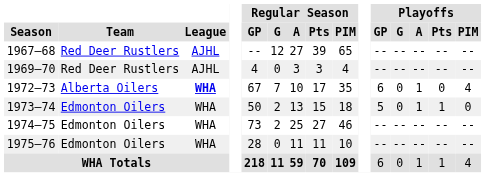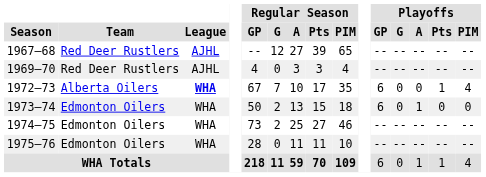(419, 88) 1 -> (419, 88) 0
(442, 88) 0 -> (442, 88) 1
(381, 107) 5 -> (381, 107) 6
(442, 107) 1 -> (442, 107) 0
